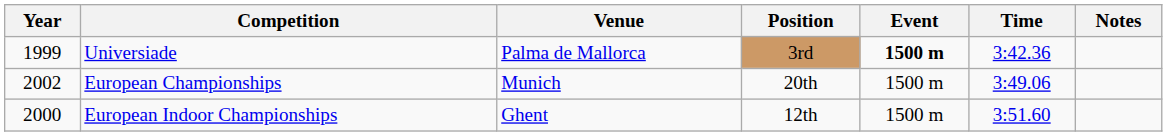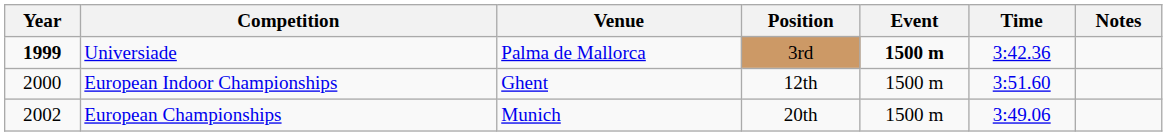(42, 52) normal -> (42, 52) bold
rows swapped: (211, 115) <-> (183, 83)
